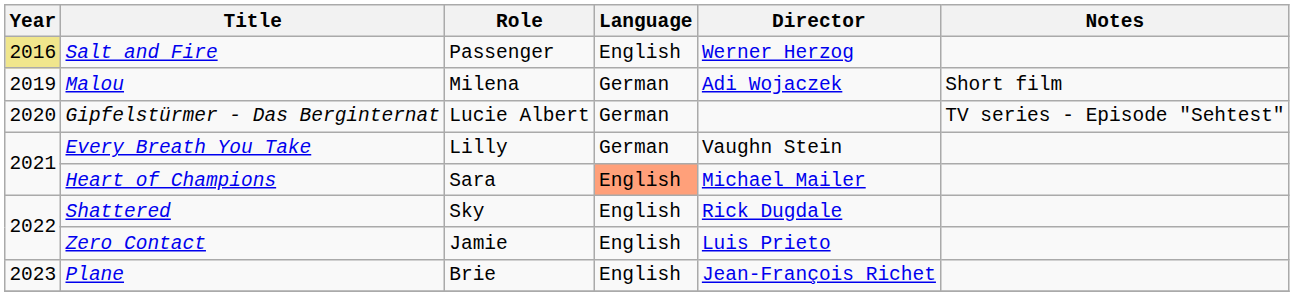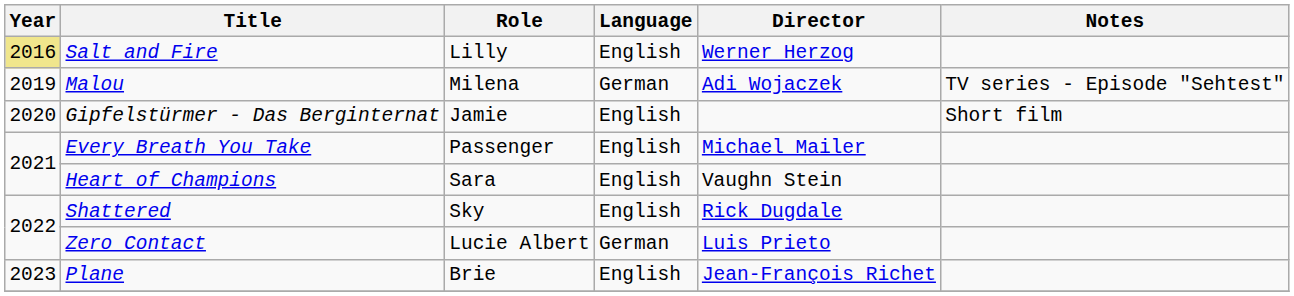(502, 52) Passenger -> (479, 52) Lilly
(1004, 84) Short film -> (1115, 84) TV series - Episode "Sehtest"
(519, 116) Lucie Albert -> (479, 116) Jamie
(634, 116) German -> (640, 116) English
(1115, 116) TV series - Episode "Sehtest" -> (1004, 116) Short film
(479, 148) Lilly -> (502, 148) Passenger
(634, 148) German -> (640, 148) English
(772, 148) Vaughn Stein -> (784, 148) Michael Mailer
(640, 180) lightsalmon background -> (640, 180) no background
(784, 180) Michael Mailer -> (772, 180) Vaughn Stein
(479, 243) Jamie -> (519, 243) Lucie Albert
(640, 243) English -> (634, 243) German
